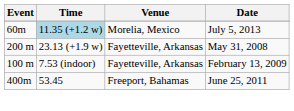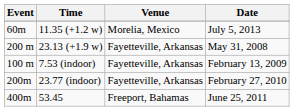(71, 30) lightblue background -> (71, 30) no background
+ row: (247, 81)
